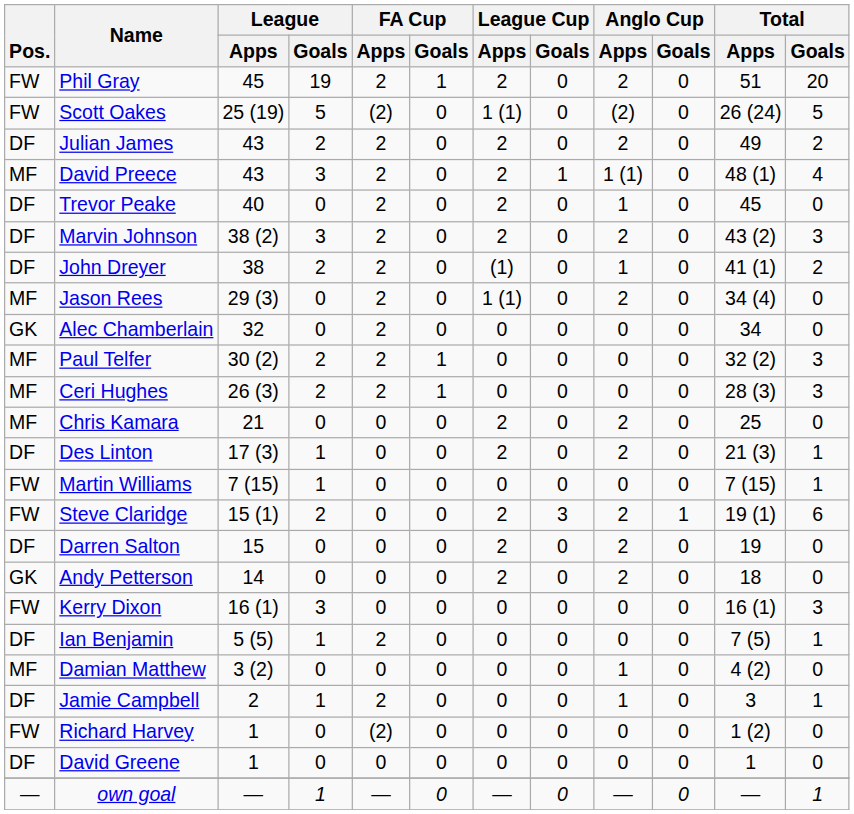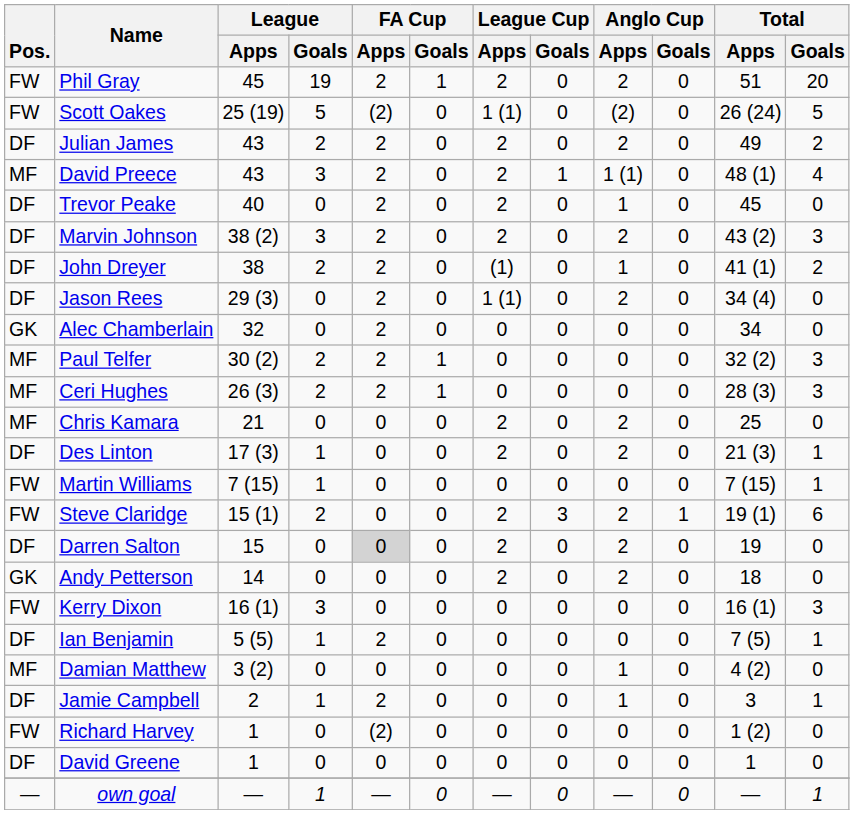(23, 298) MF -> (22, 298) DF
(381, 546) no background -> (381, 546) lightgrey background
